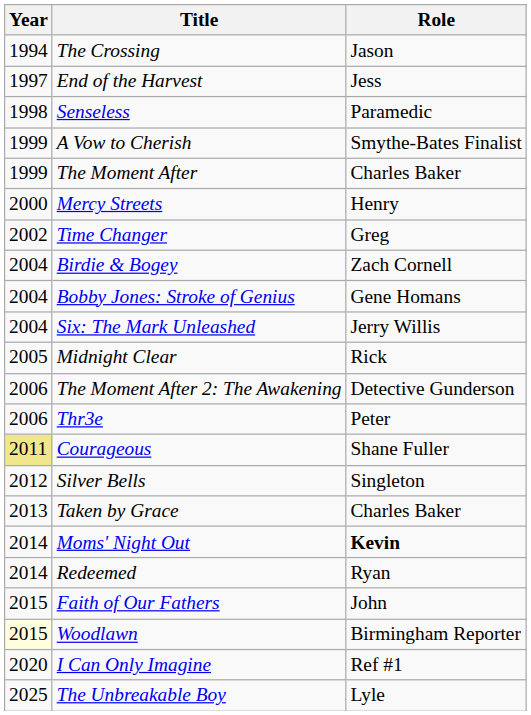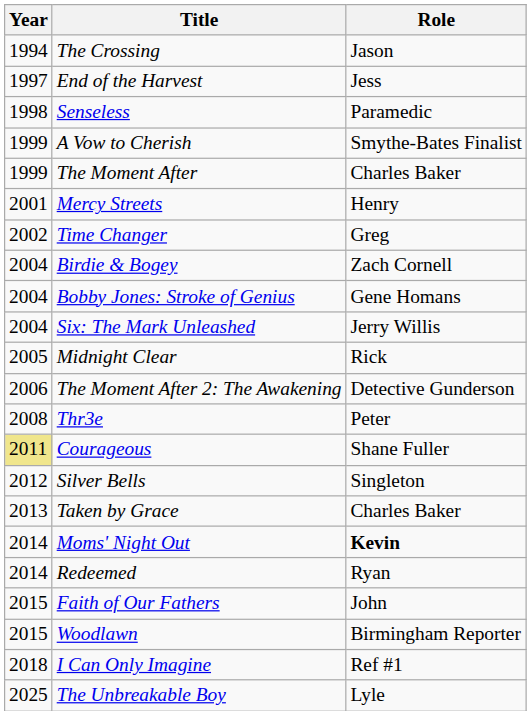(28, 204) 2000 -> (28, 204) 2001
(28, 419) 2006 -> (28, 419) 2008
(28, 633) lightyellow background -> (28, 633) no background
(28, 664) 2020 -> (28, 664) 2018
